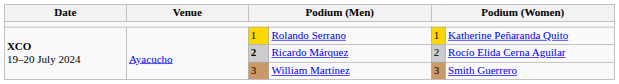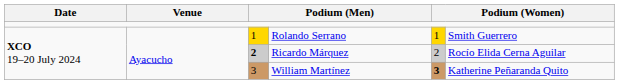(508, 35) Katherine Peñaranda Quito -> (483, 35) Smith Guerrero
(437, 70) normal -> (437, 70) bold
(483, 70) Smith Guerrero -> (508, 70) Katherine Peñaranda Quito
